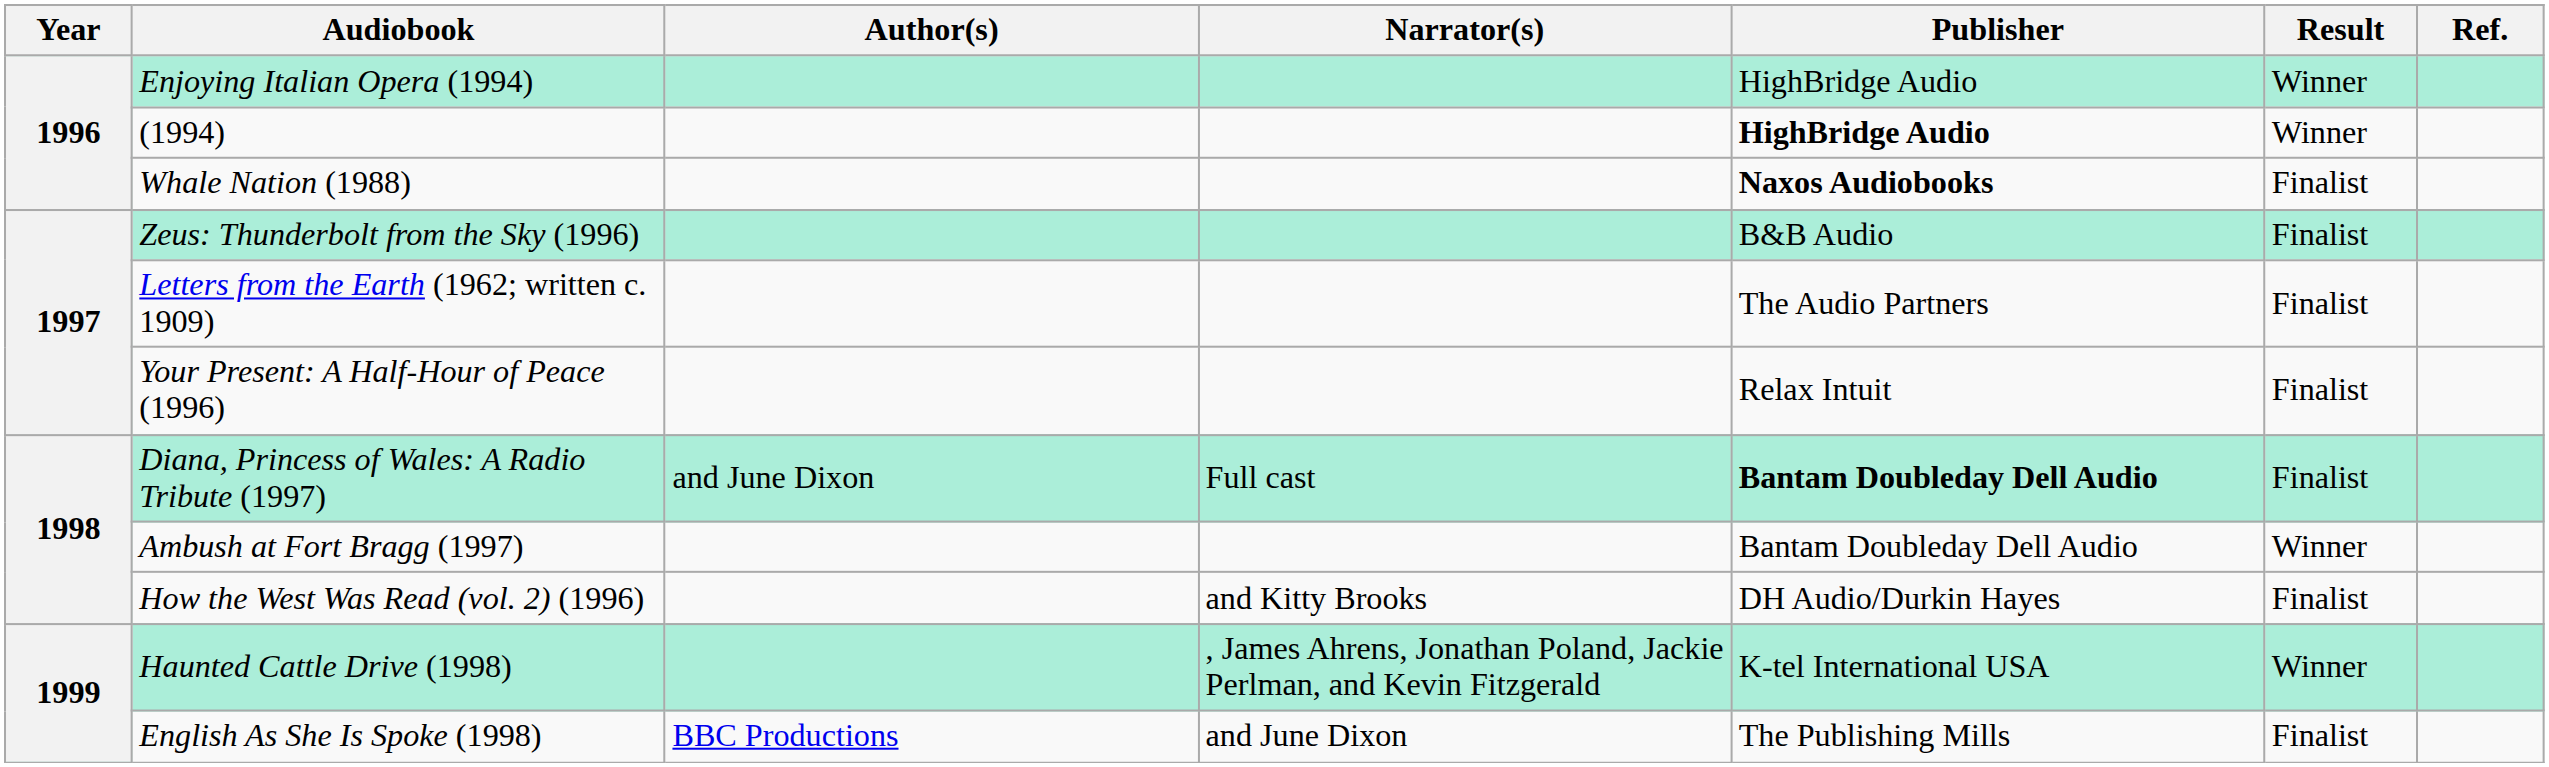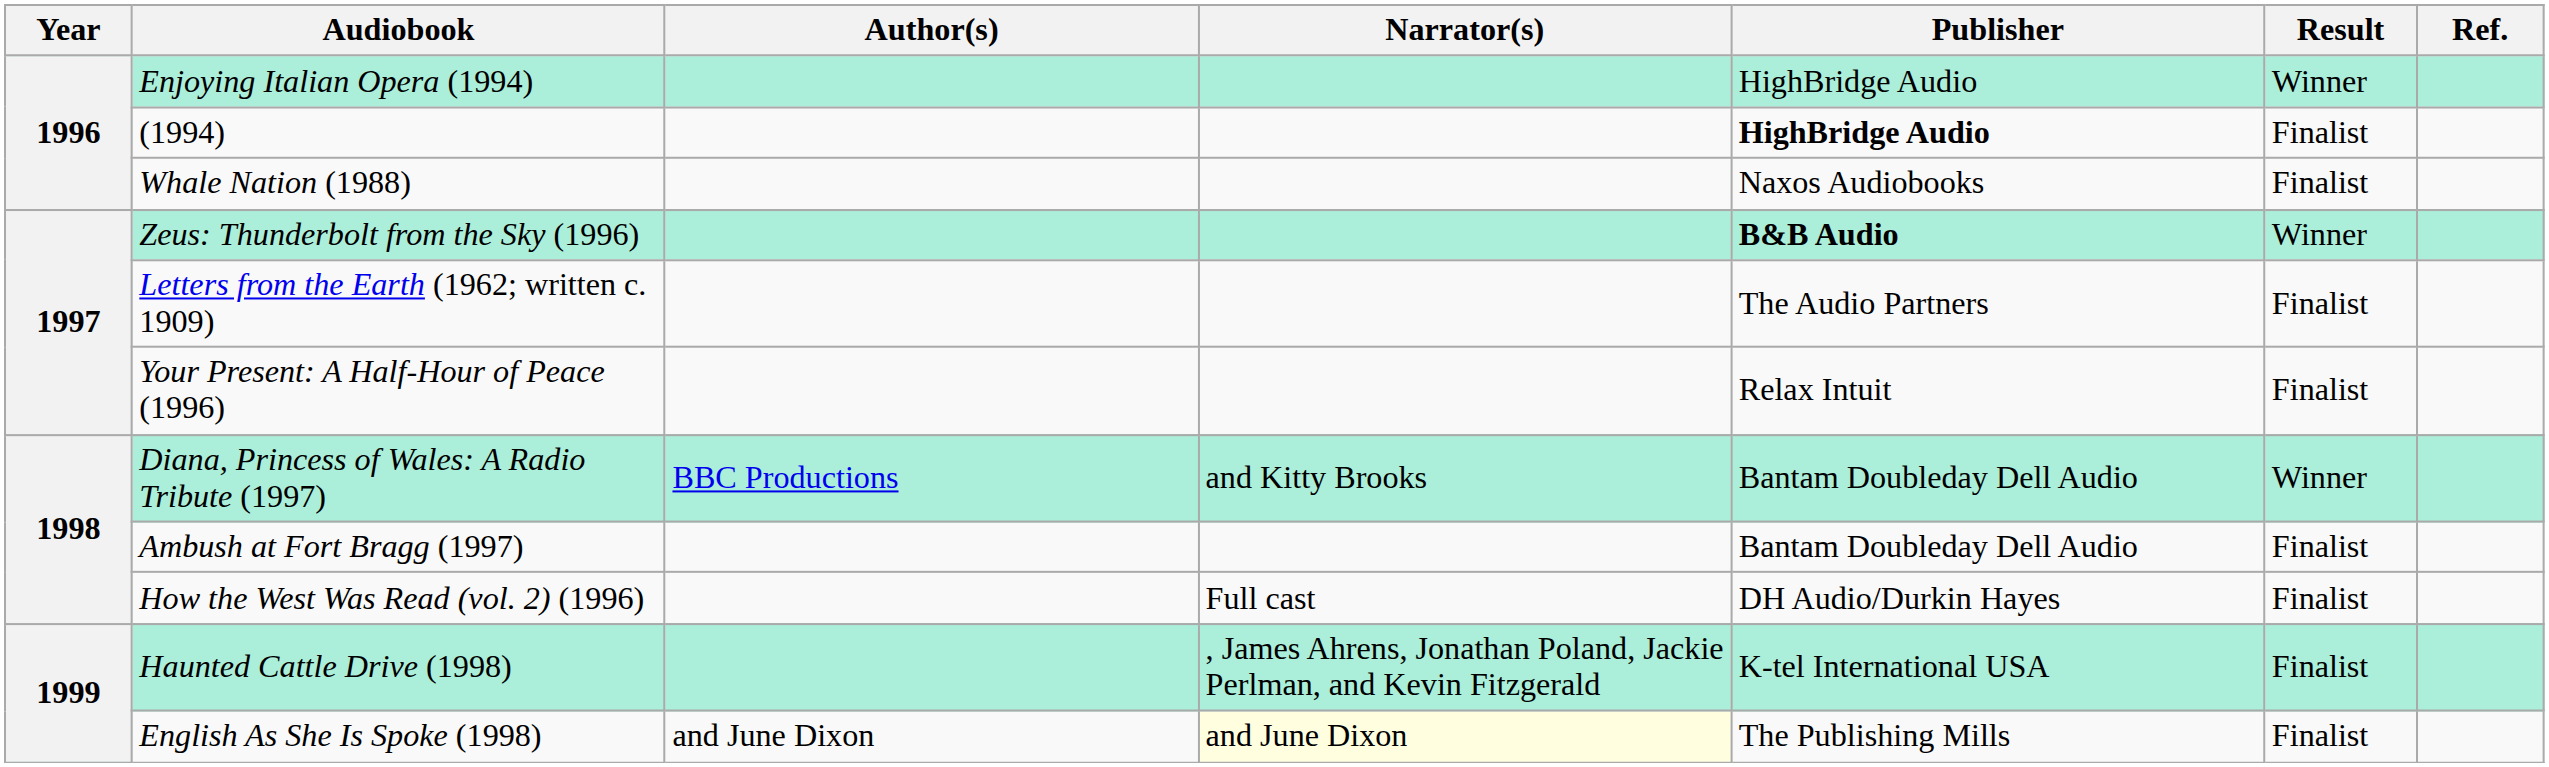(2319, 132) Winner -> (2320, 132) Finalist
(1866, 183) bold -> (1862, 183) normal
(1816, 234) normal -> (1819, 234) bold
(2320, 234) Finalist -> (2319, 234) Winner
(773, 477) and June Dixon -> (785, 477) BBC Productions
(1261, 477) Full cast -> (1316, 477) and Kitty Brooks
(1948, 477) bold -> (1938, 477) normal
(2320, 477) Finalist -> (2319, 477) Winner
(2319, 546) Winner -> (2320, 546) Finalist
(1316, 597) and Kitty Brooks -> (1261, 597) Full cast
(2319, 666) Winner -> (2320, 666) Finalist
(785, 735) BBC Productions -> (773, 735) and June Dixon
(1307, 735) no background -> (1307, 735) lightyellow background
